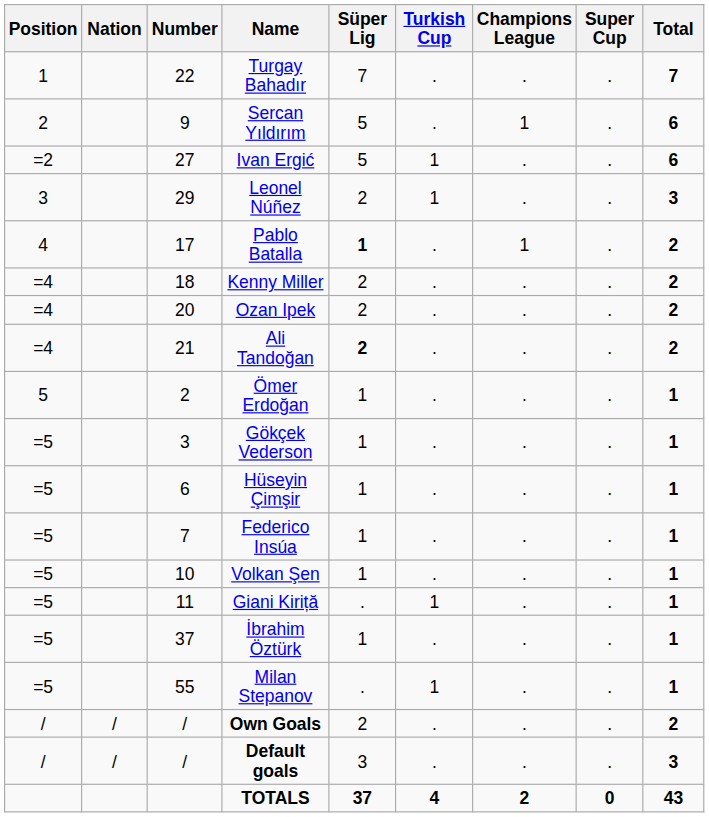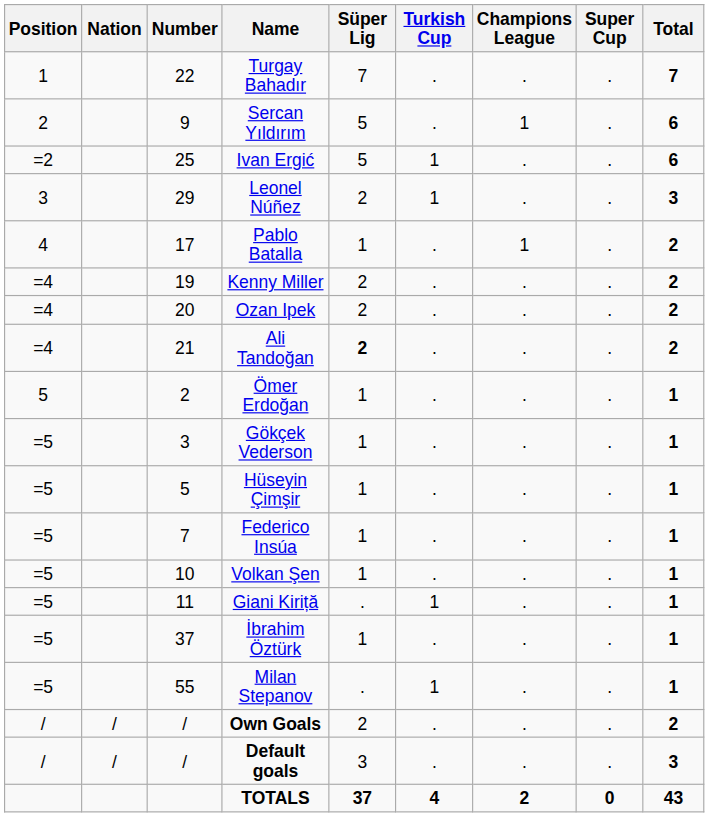(185, 160) 27 -> (185, 160) 25
(362, 245) bold -> (362, 245) normal
(185, 282) 18 -> (185, 282) 19
(185, 489) 6 -> (185, 489) 5
